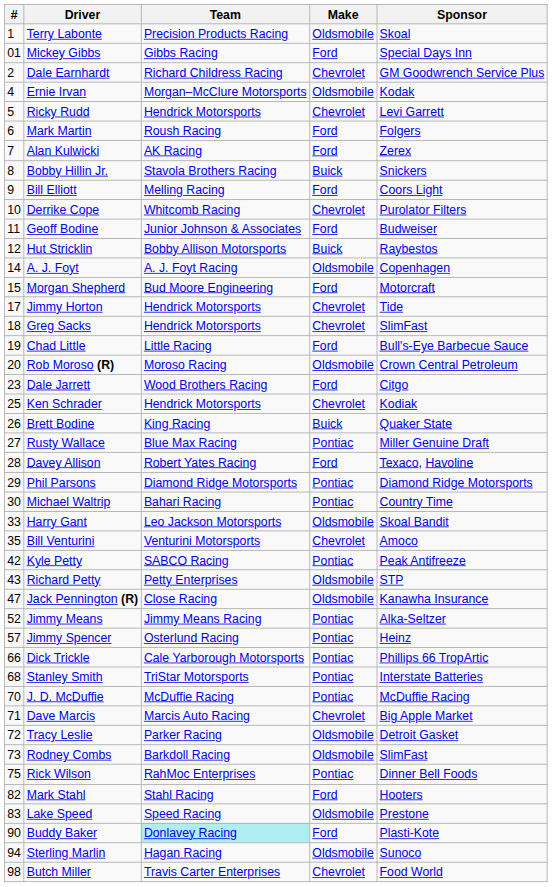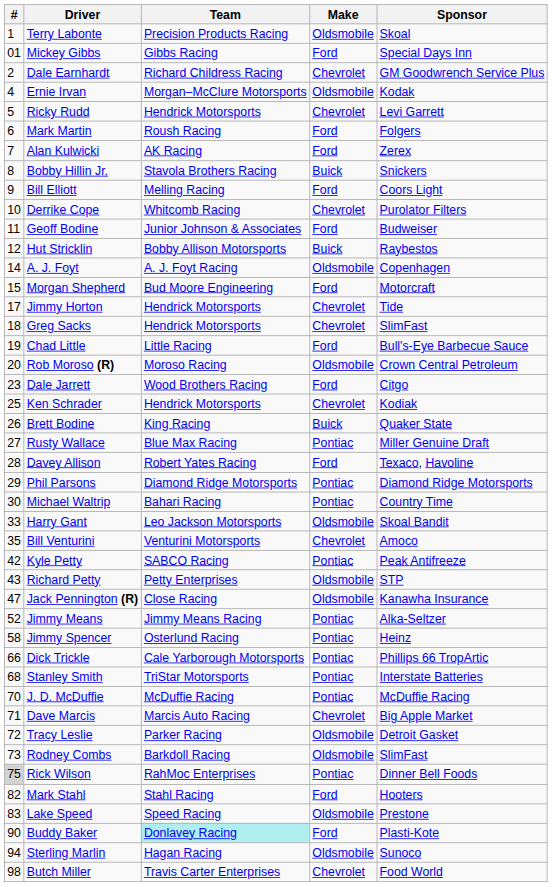(14, 638) 57 -> (14, 638) 58
(14, 774) no background -> (14, 774) lightgrey background
